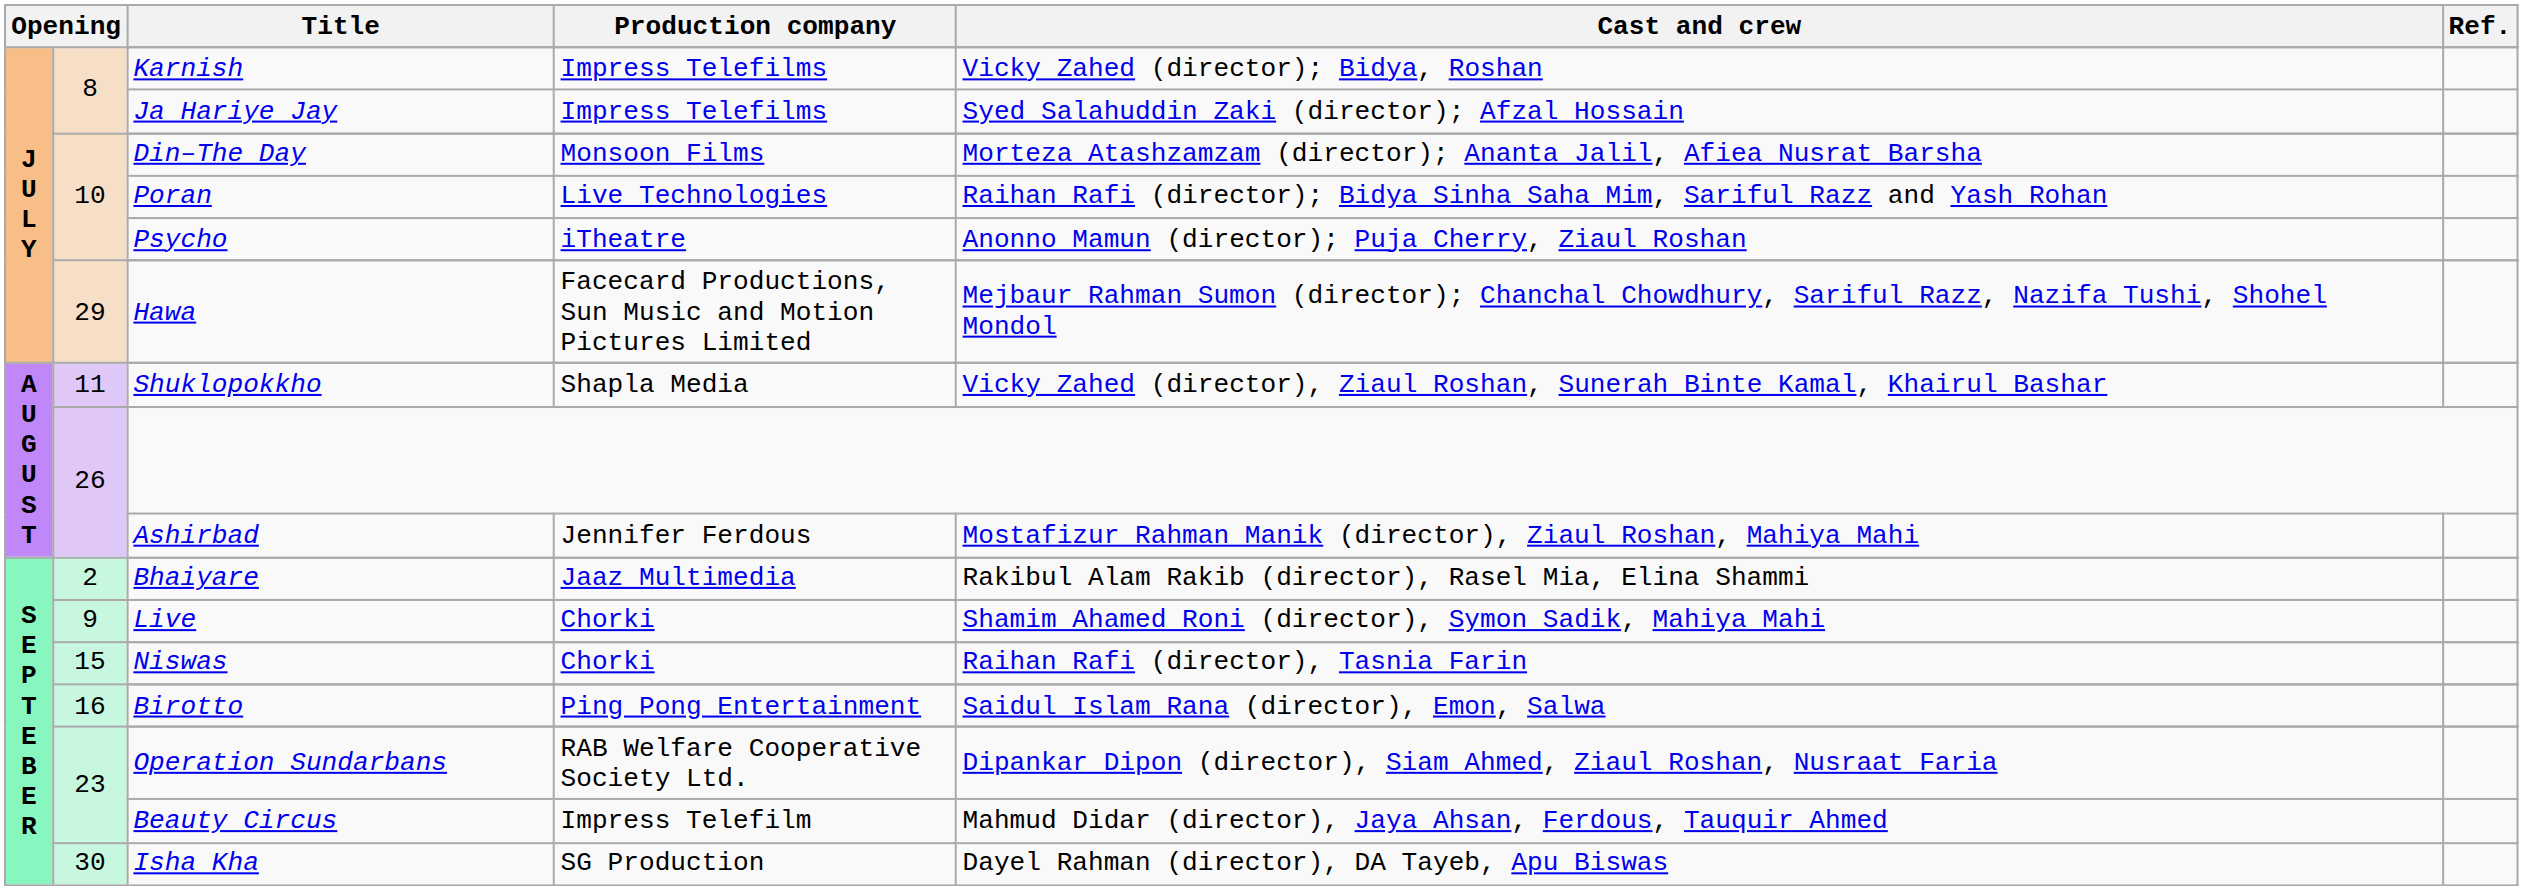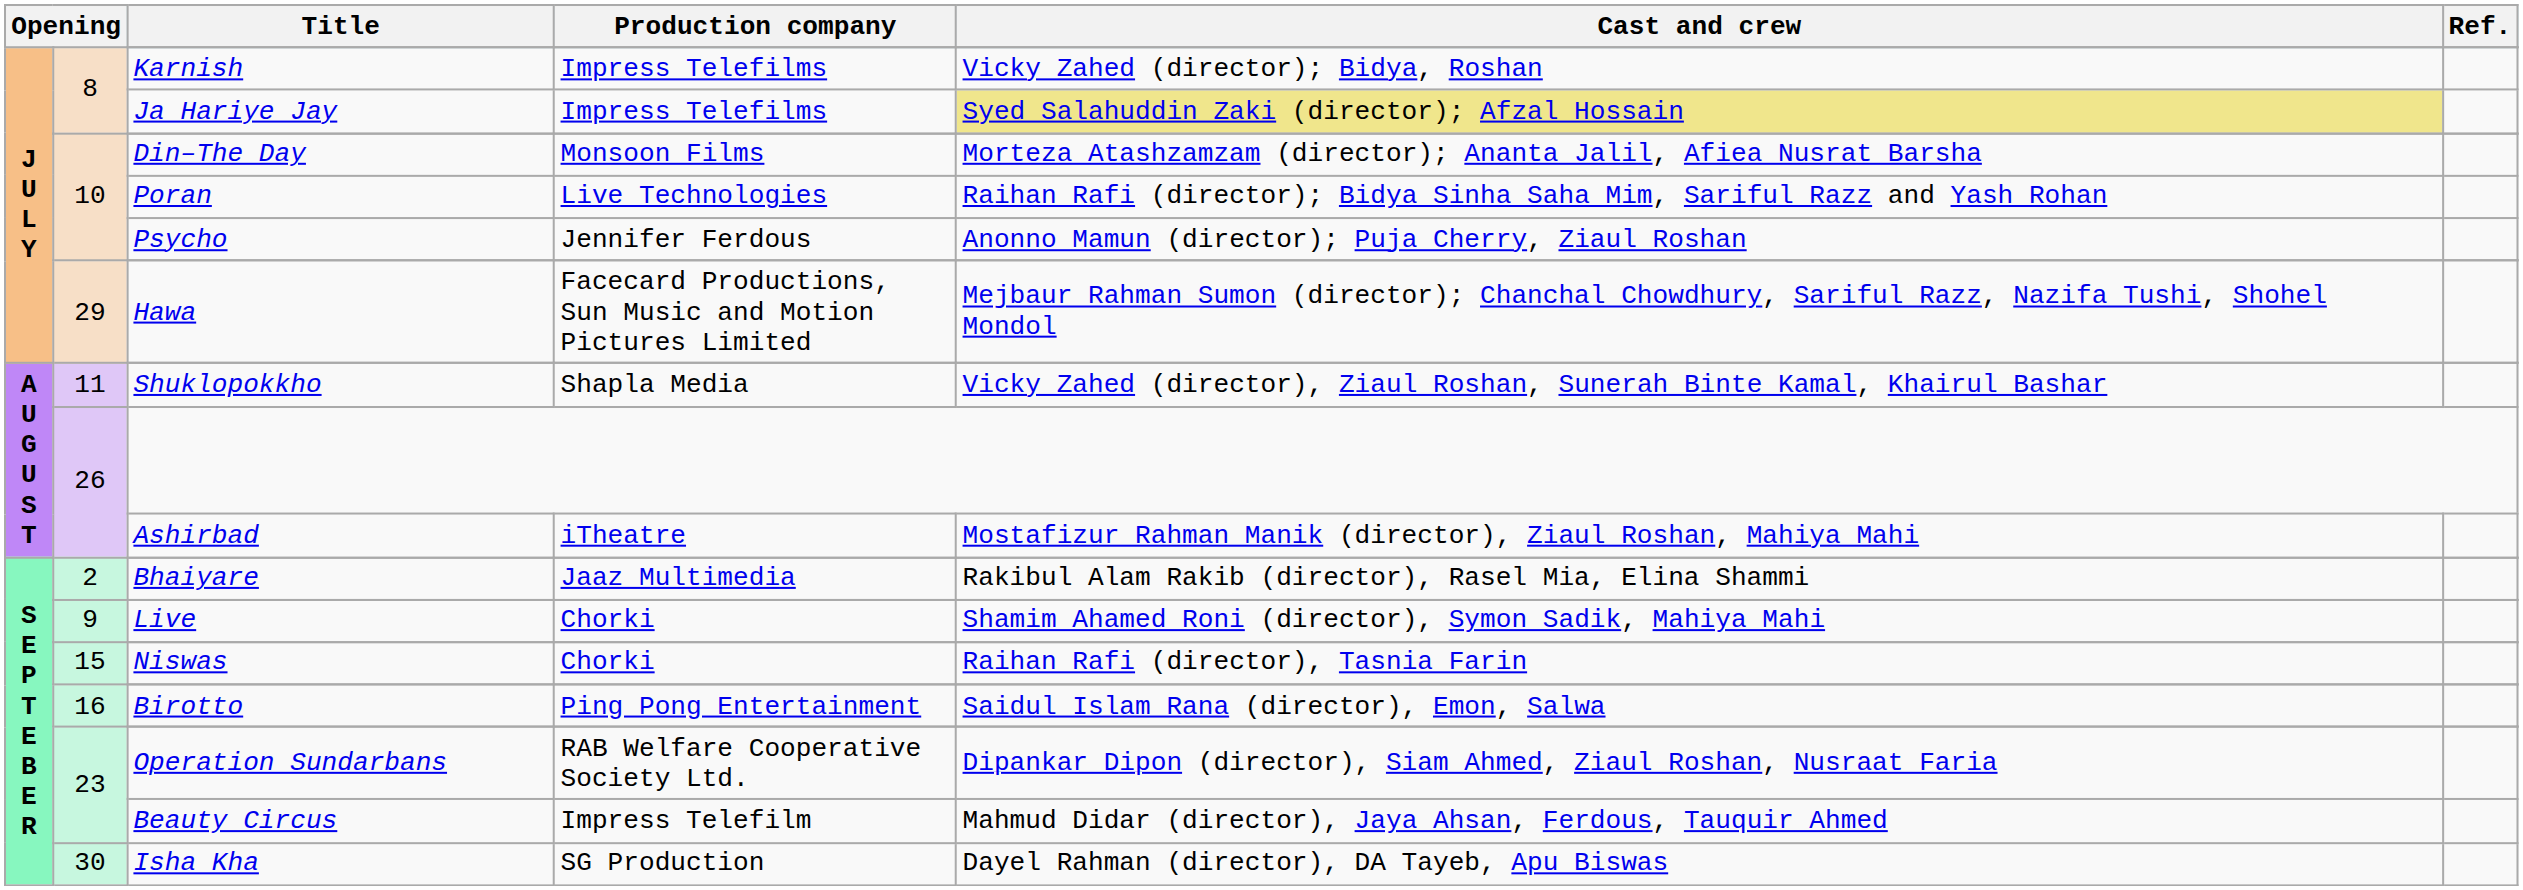(1323, 111) no background -> (1323, 111) khaki background
(623, 239) iTheatre -> (686, 239) Jennifer Ferdous
(686, 535) Jennifer Ferdous -> (623, 535) iTheatre
